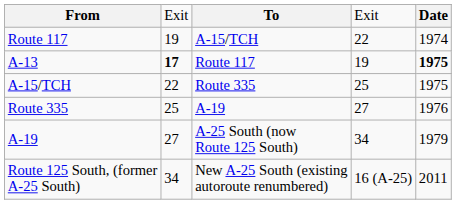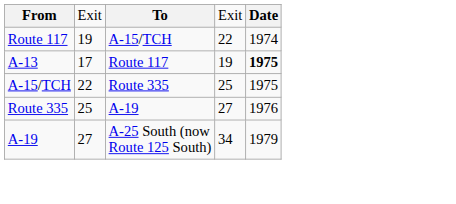(171, 62) bold -> (85, 62) normal
- row: (83, 179)
